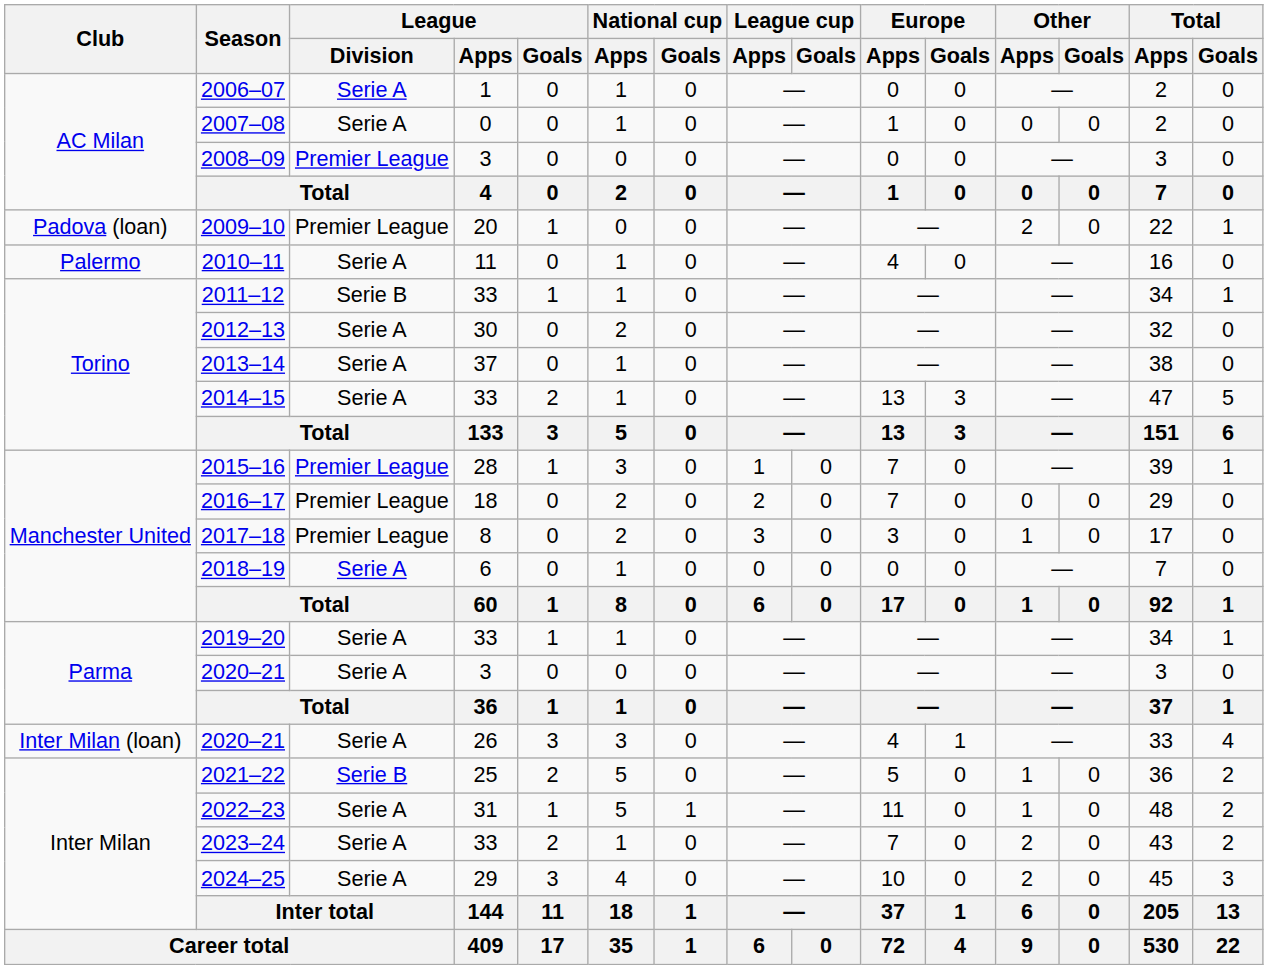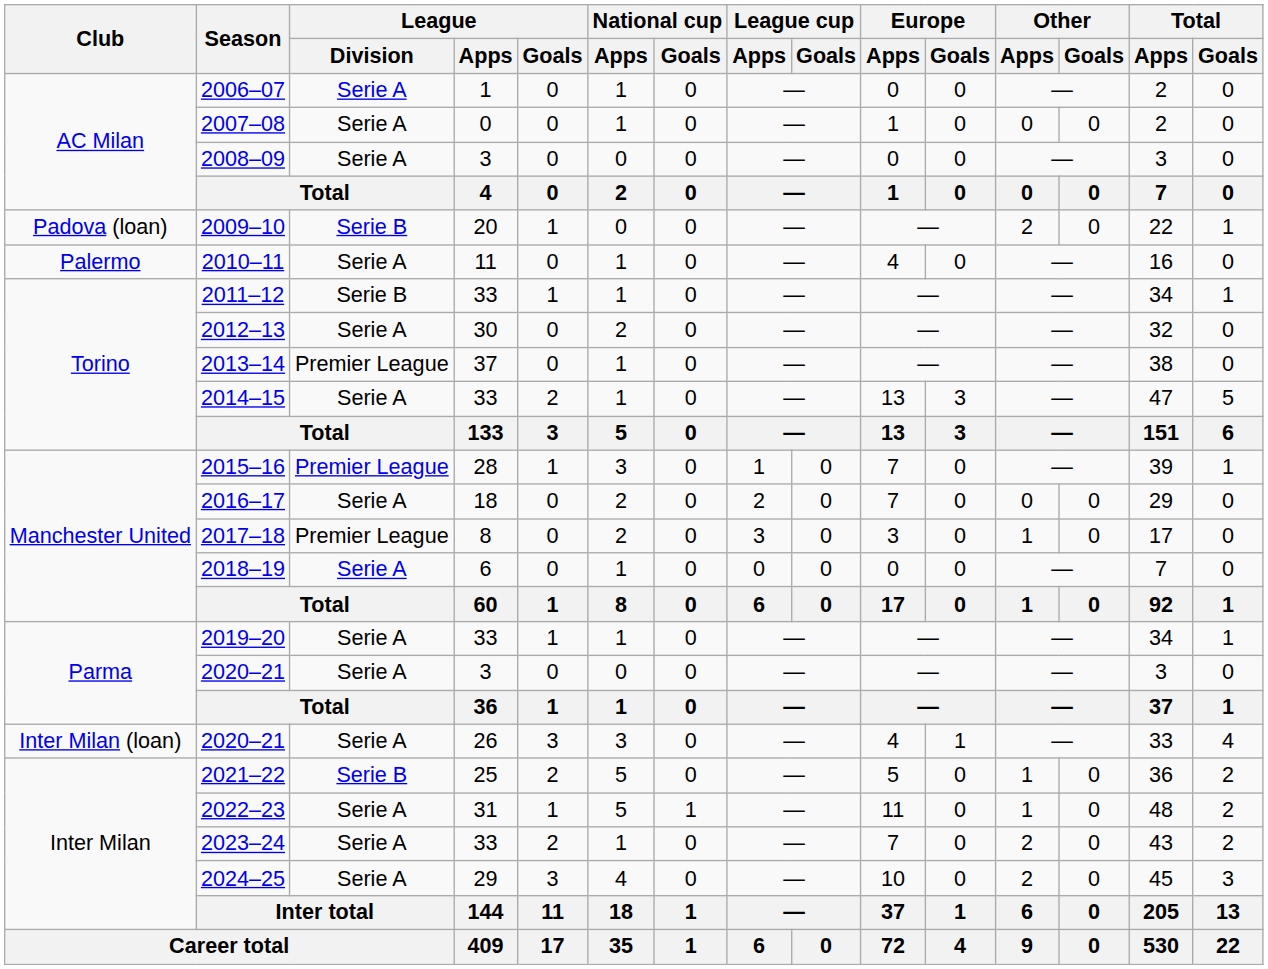(372, 158) Premier League -> (372, 158) Serie A
(372, 227) Premier League -> (372, 227) Serie B
(372, 364) Serie A -> (372, 364) Premier League
(372, 501) Premier League -> (372, 501) Serie A
